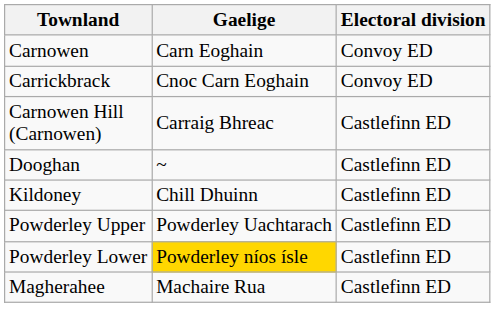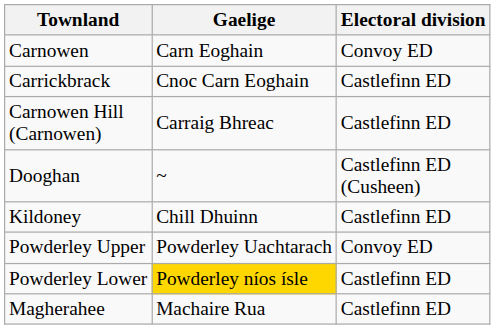(387, 81) Convoy ED -> (396, 81) Castlefinn ED
(396, 164) Castlefinn ED -> (396, 175) Castlefinn ED (Cusheen)
(396, 225) Castlefinn ED -> (387, 247) Convoy ED
